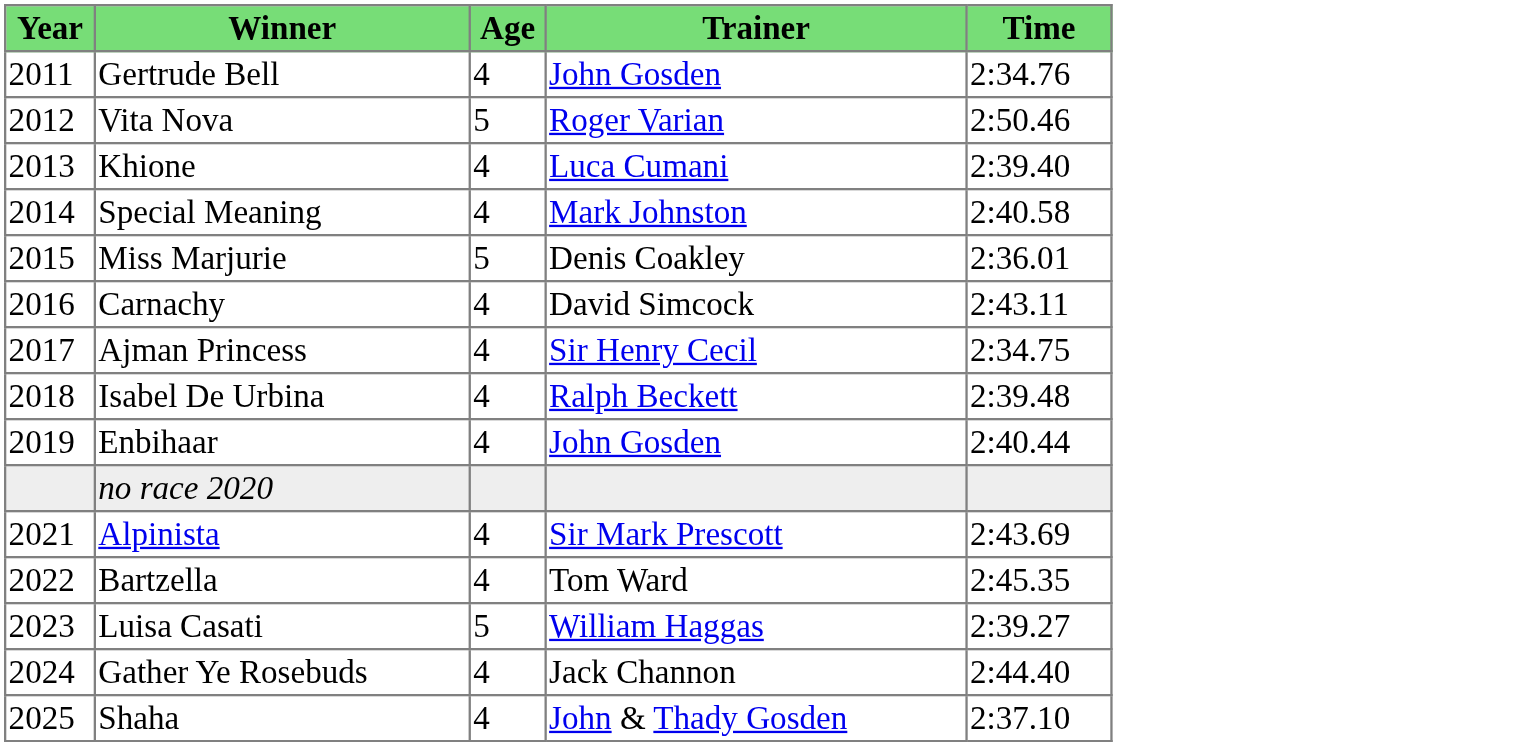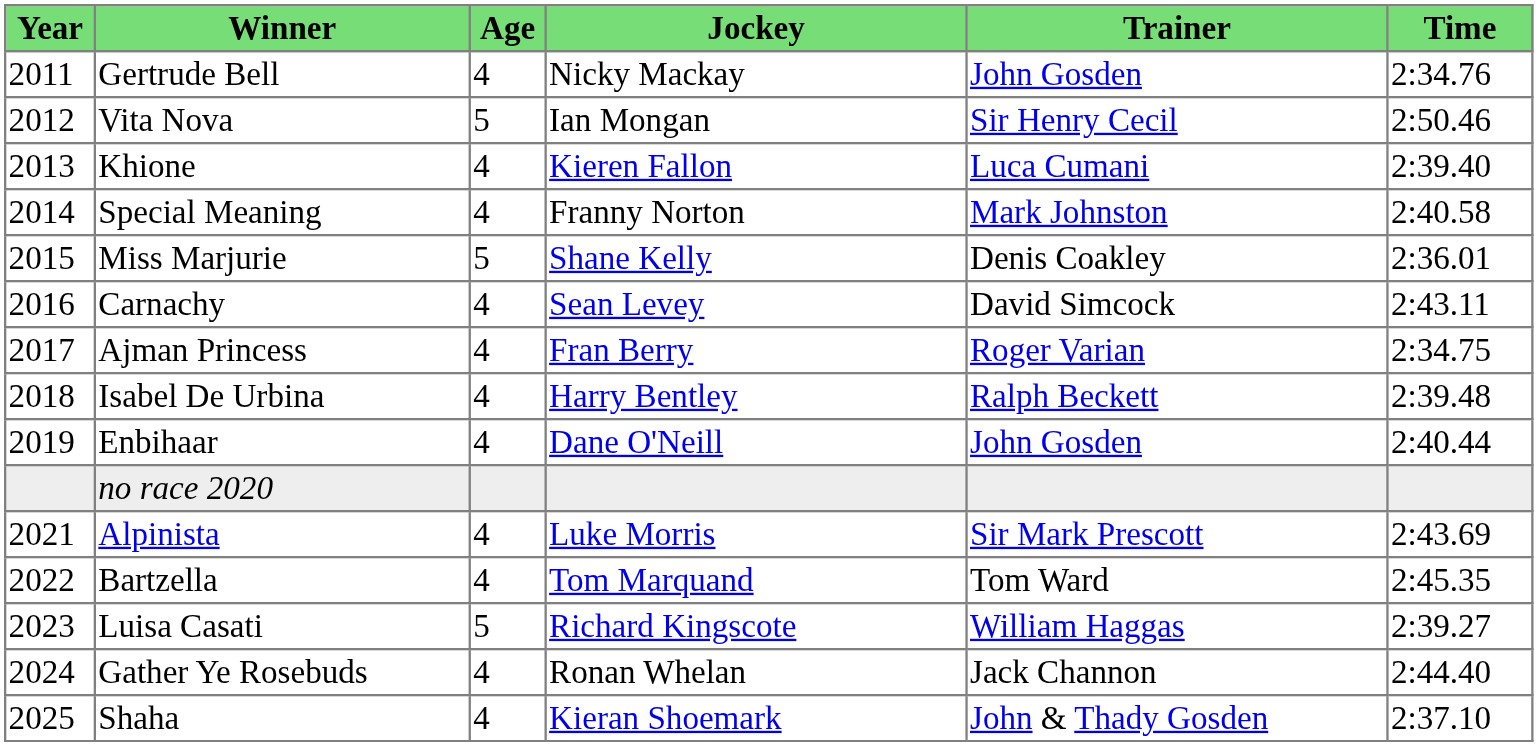+ column: (756, 27)
(637, 119) Roger Varian -> (1074, 119) Sir Henry Cecil
(653, 349) Sir Henry Cecil -> (1057, 349) Roger Varian
